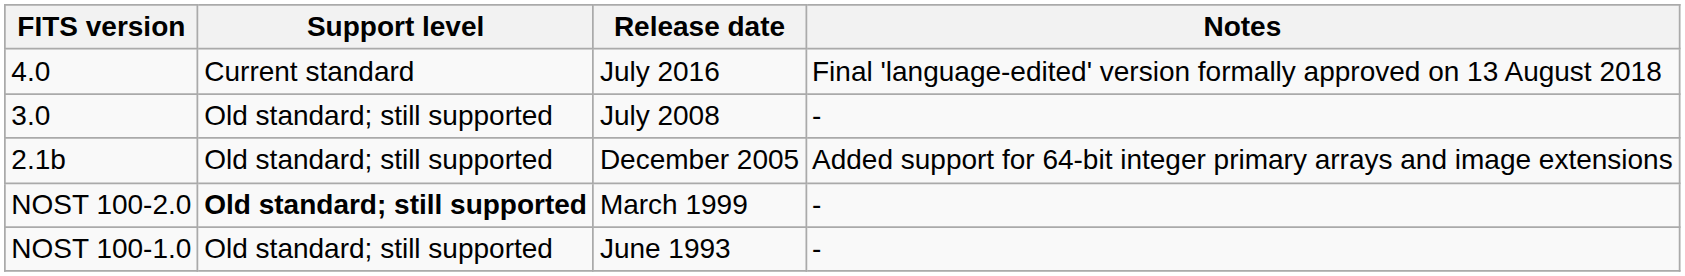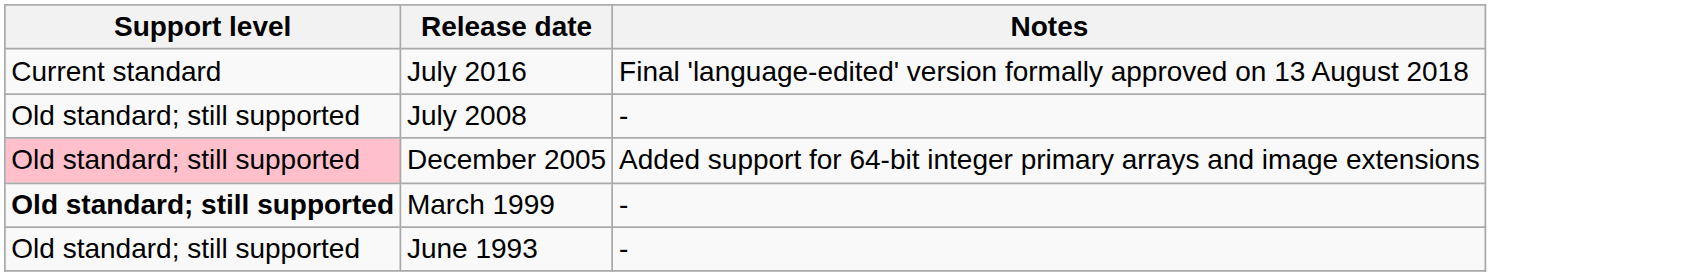- column: (101, 26)
(379, 159) no background -> (186, 159) pink background
